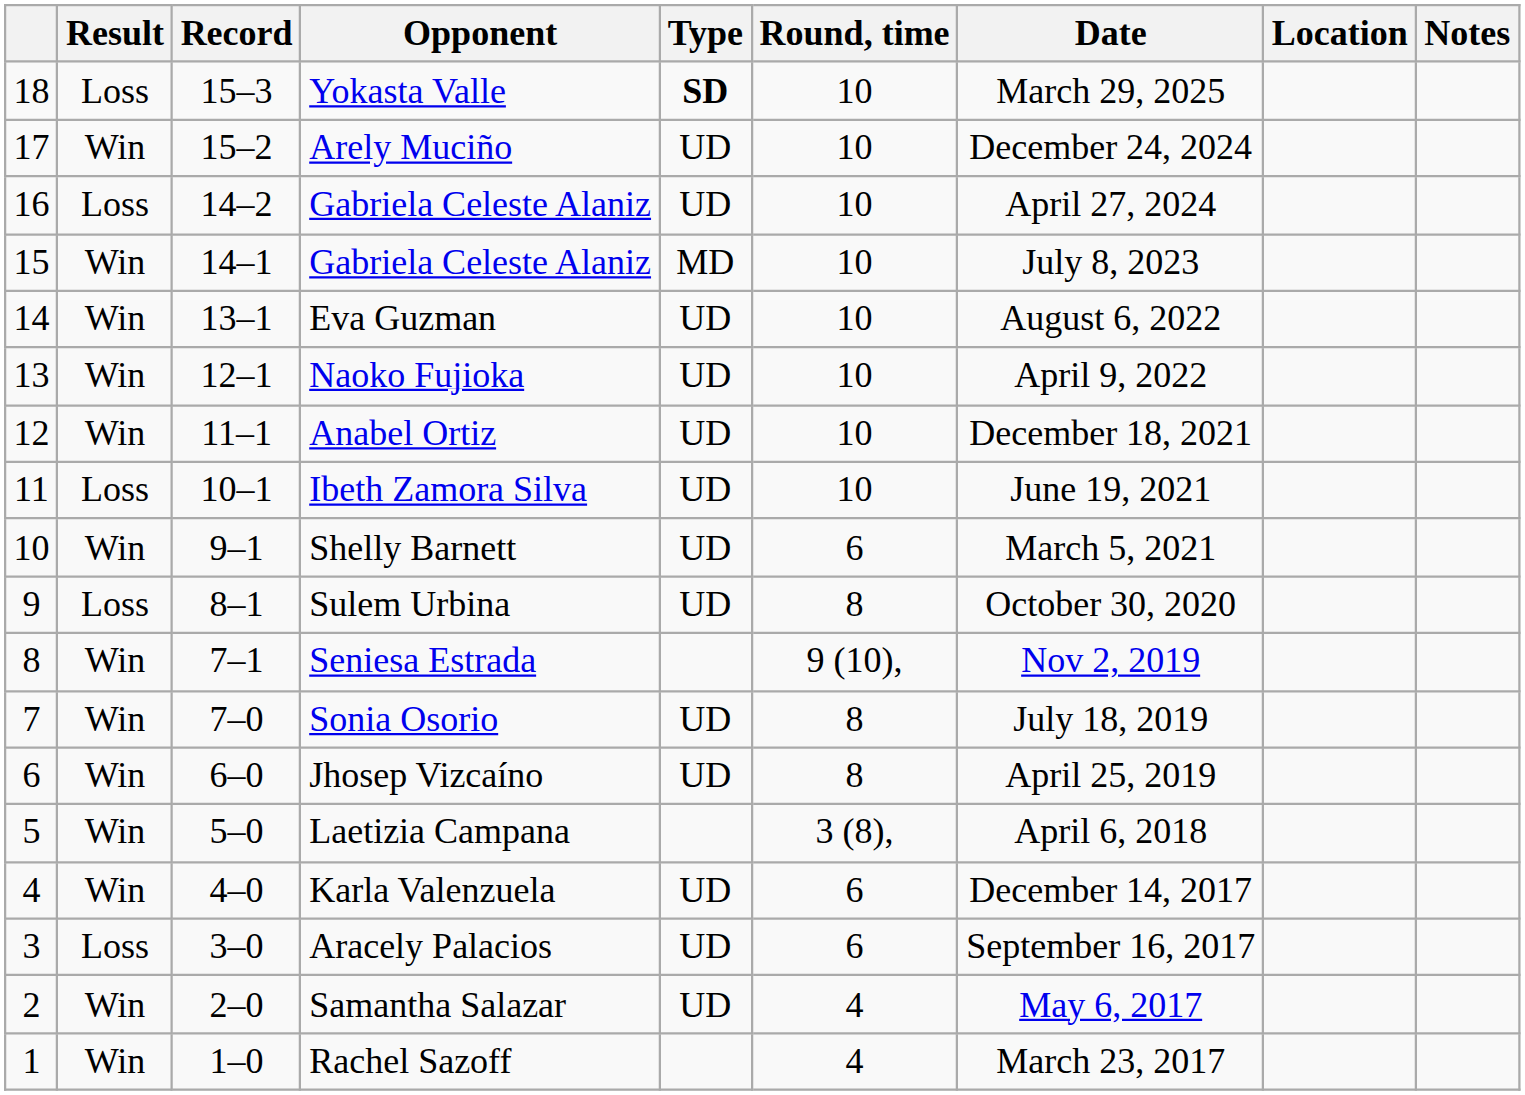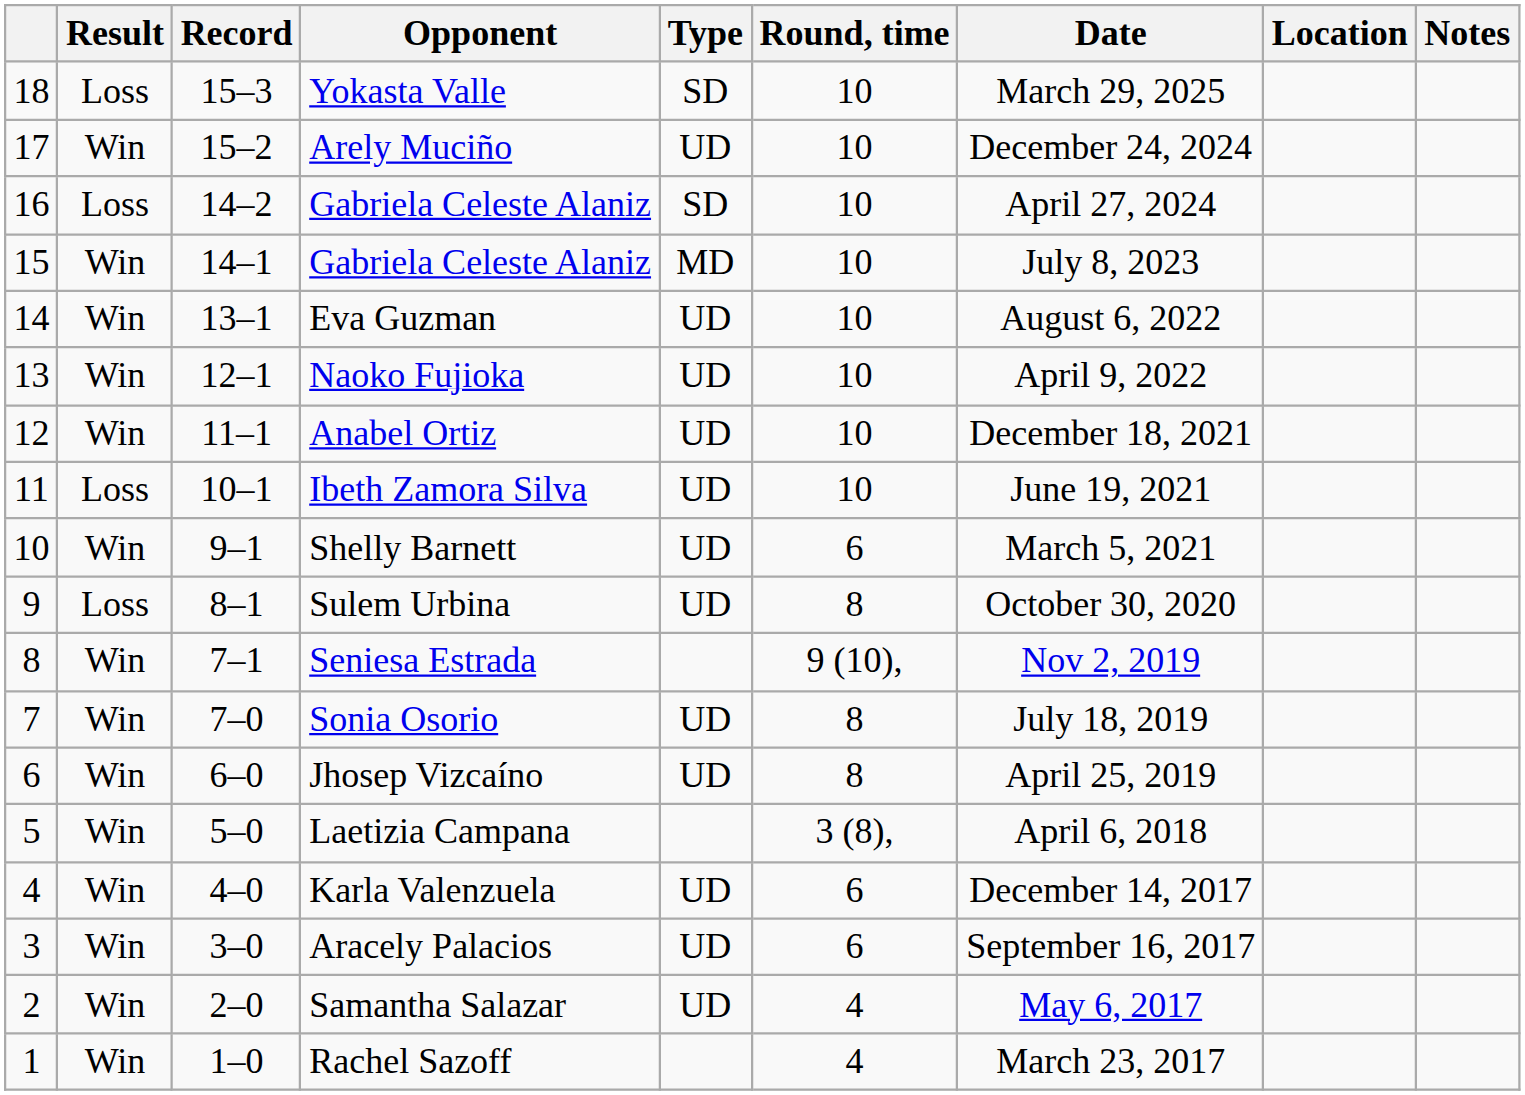(705, 90) bold -> (705, 90) normal
(705, 204) UD -> (705, 204) SD
(115, 946) Loss -> (115, 946) Win
